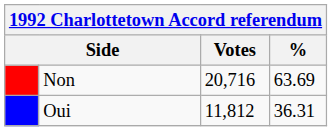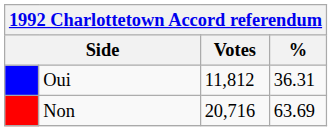rows swapped: (59, 80) <-> (57, 110)
